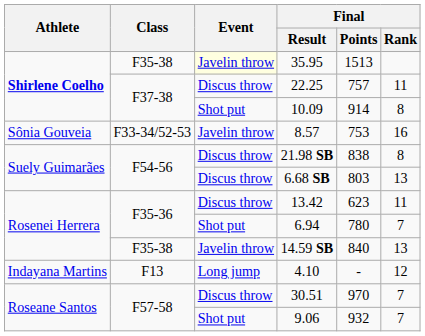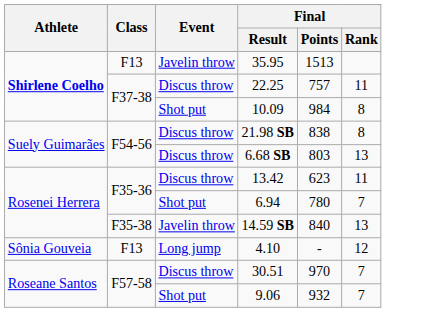(152, 63) F35-38 -> (132, 63) F13
(236, 63) lightyellow background -> (197, 63) no background
(359, 109) 914 -> (319, 109) 984
- row: (307, 132)
(57, 272) Indayana Martins -> (50, 249) Sônia Gouveia
